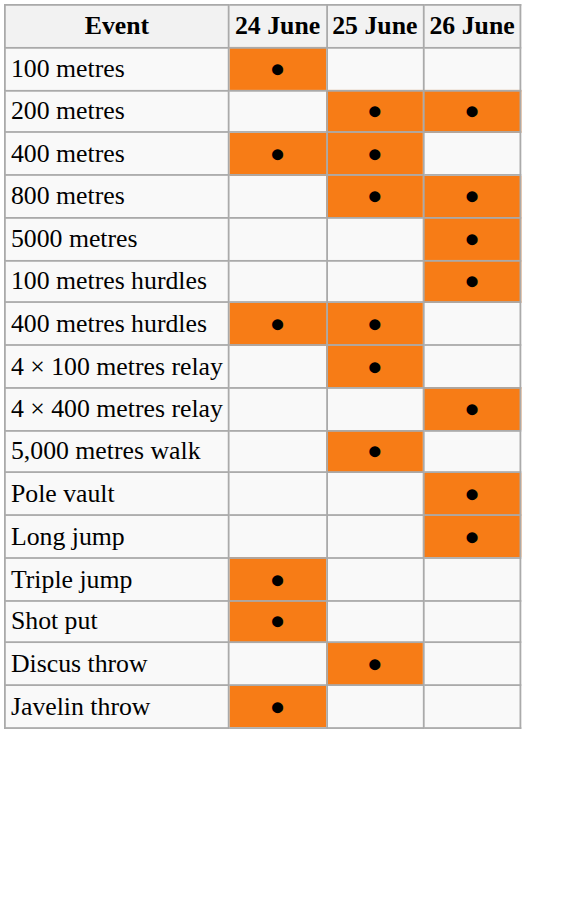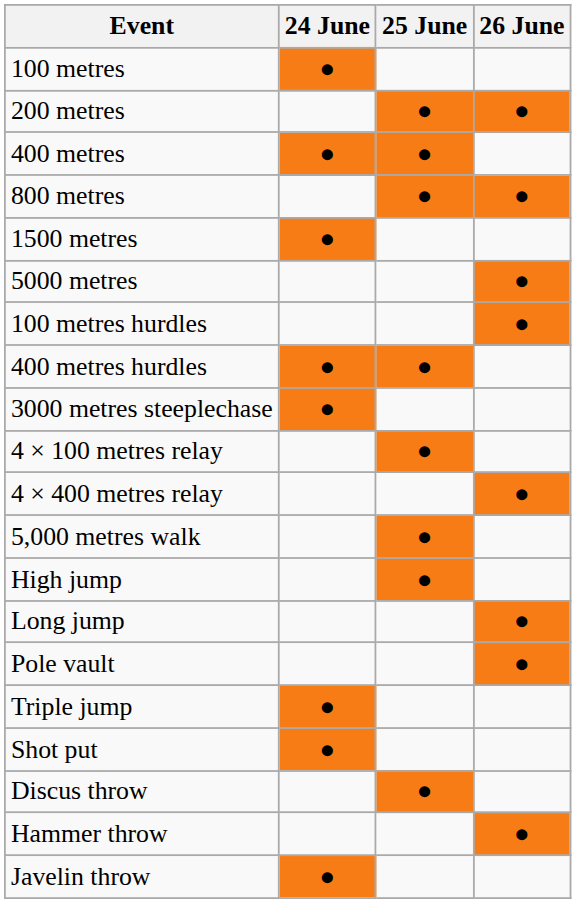+ row: (74, 238)
+ row: (142, 408)
+ row: (66, 578)
rows swapped: (63, 493) <-> (68, 536)
+ row: (89, 833)
